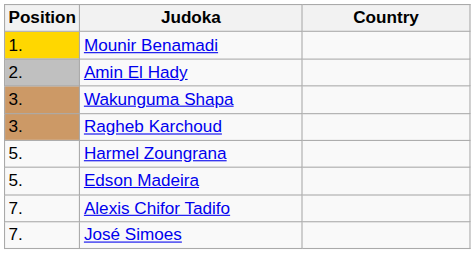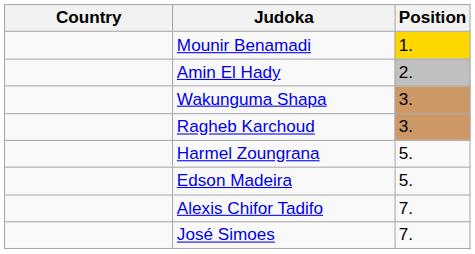columns swapped: (42, 18) <-> (386, 18)
